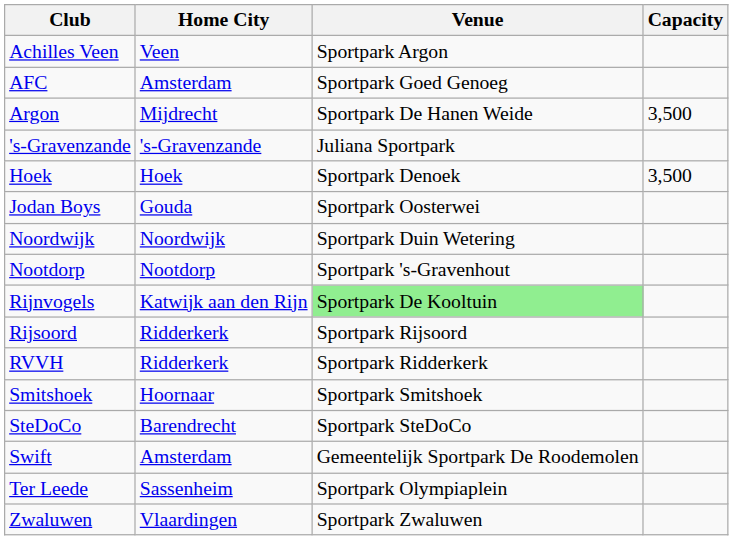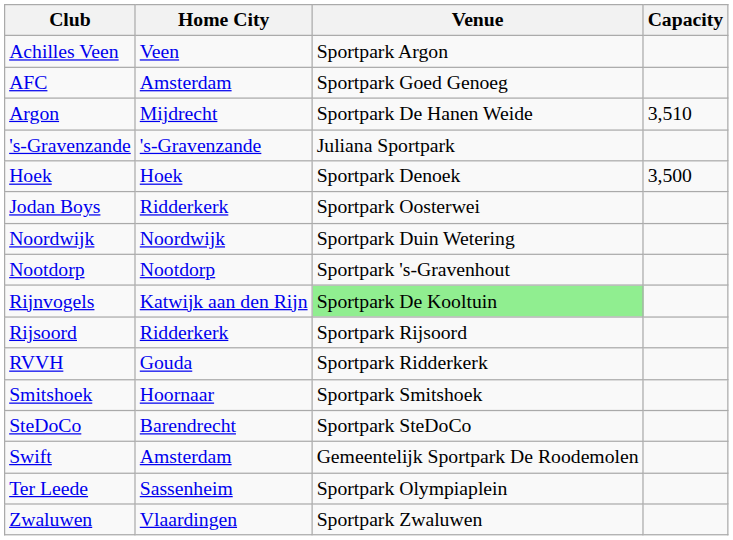(670, 113) 3,500 -> (670, 113) 3,510
(166, 207) Gouda -> (184, 207) Ridderkerk
(184, 363) Ridderkerk -> (166, 363) Gouda
